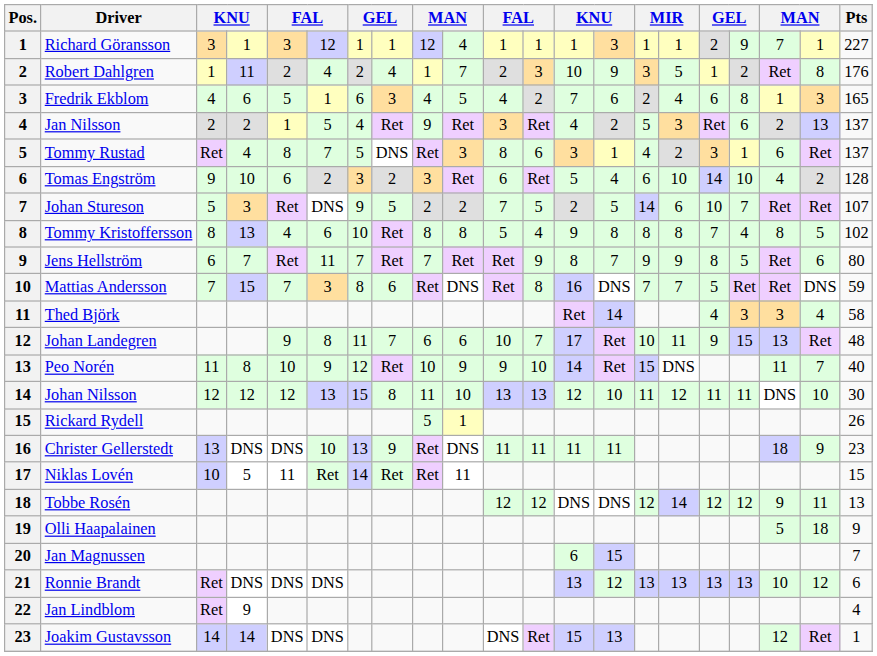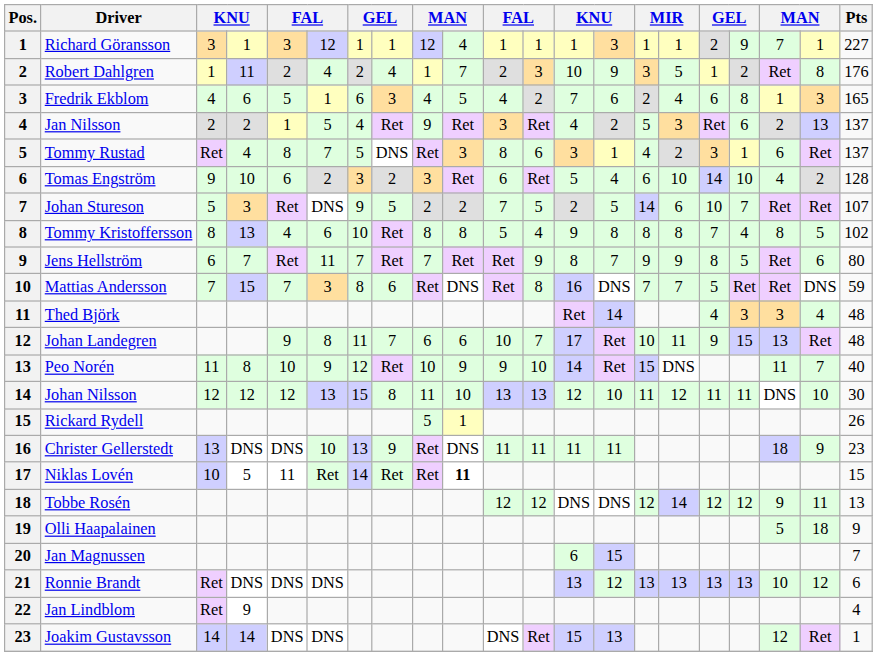(856, 313) 58 -> (856, 313) 48
(463, 475) normal -> (463, 475) bold
